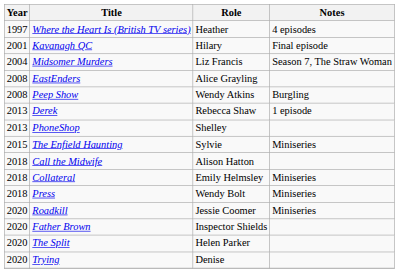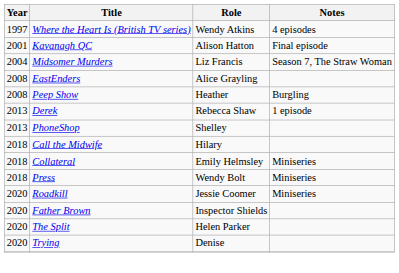(212, 29) Heather -> (225, 29) Wendy Atkins
(209, 45) Hilary -> (225, 45) Alison Hatton
(225, 95) Wendy Atkins -> (212, 95) Heather
- row: (77, 144)
(225, 161) Alison Hatton -> (209, 144) Hilary
